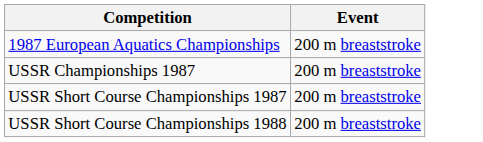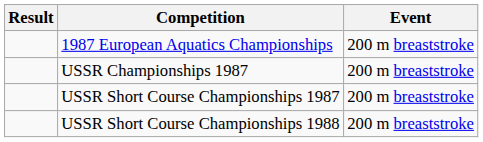+ column: (31, 17)
